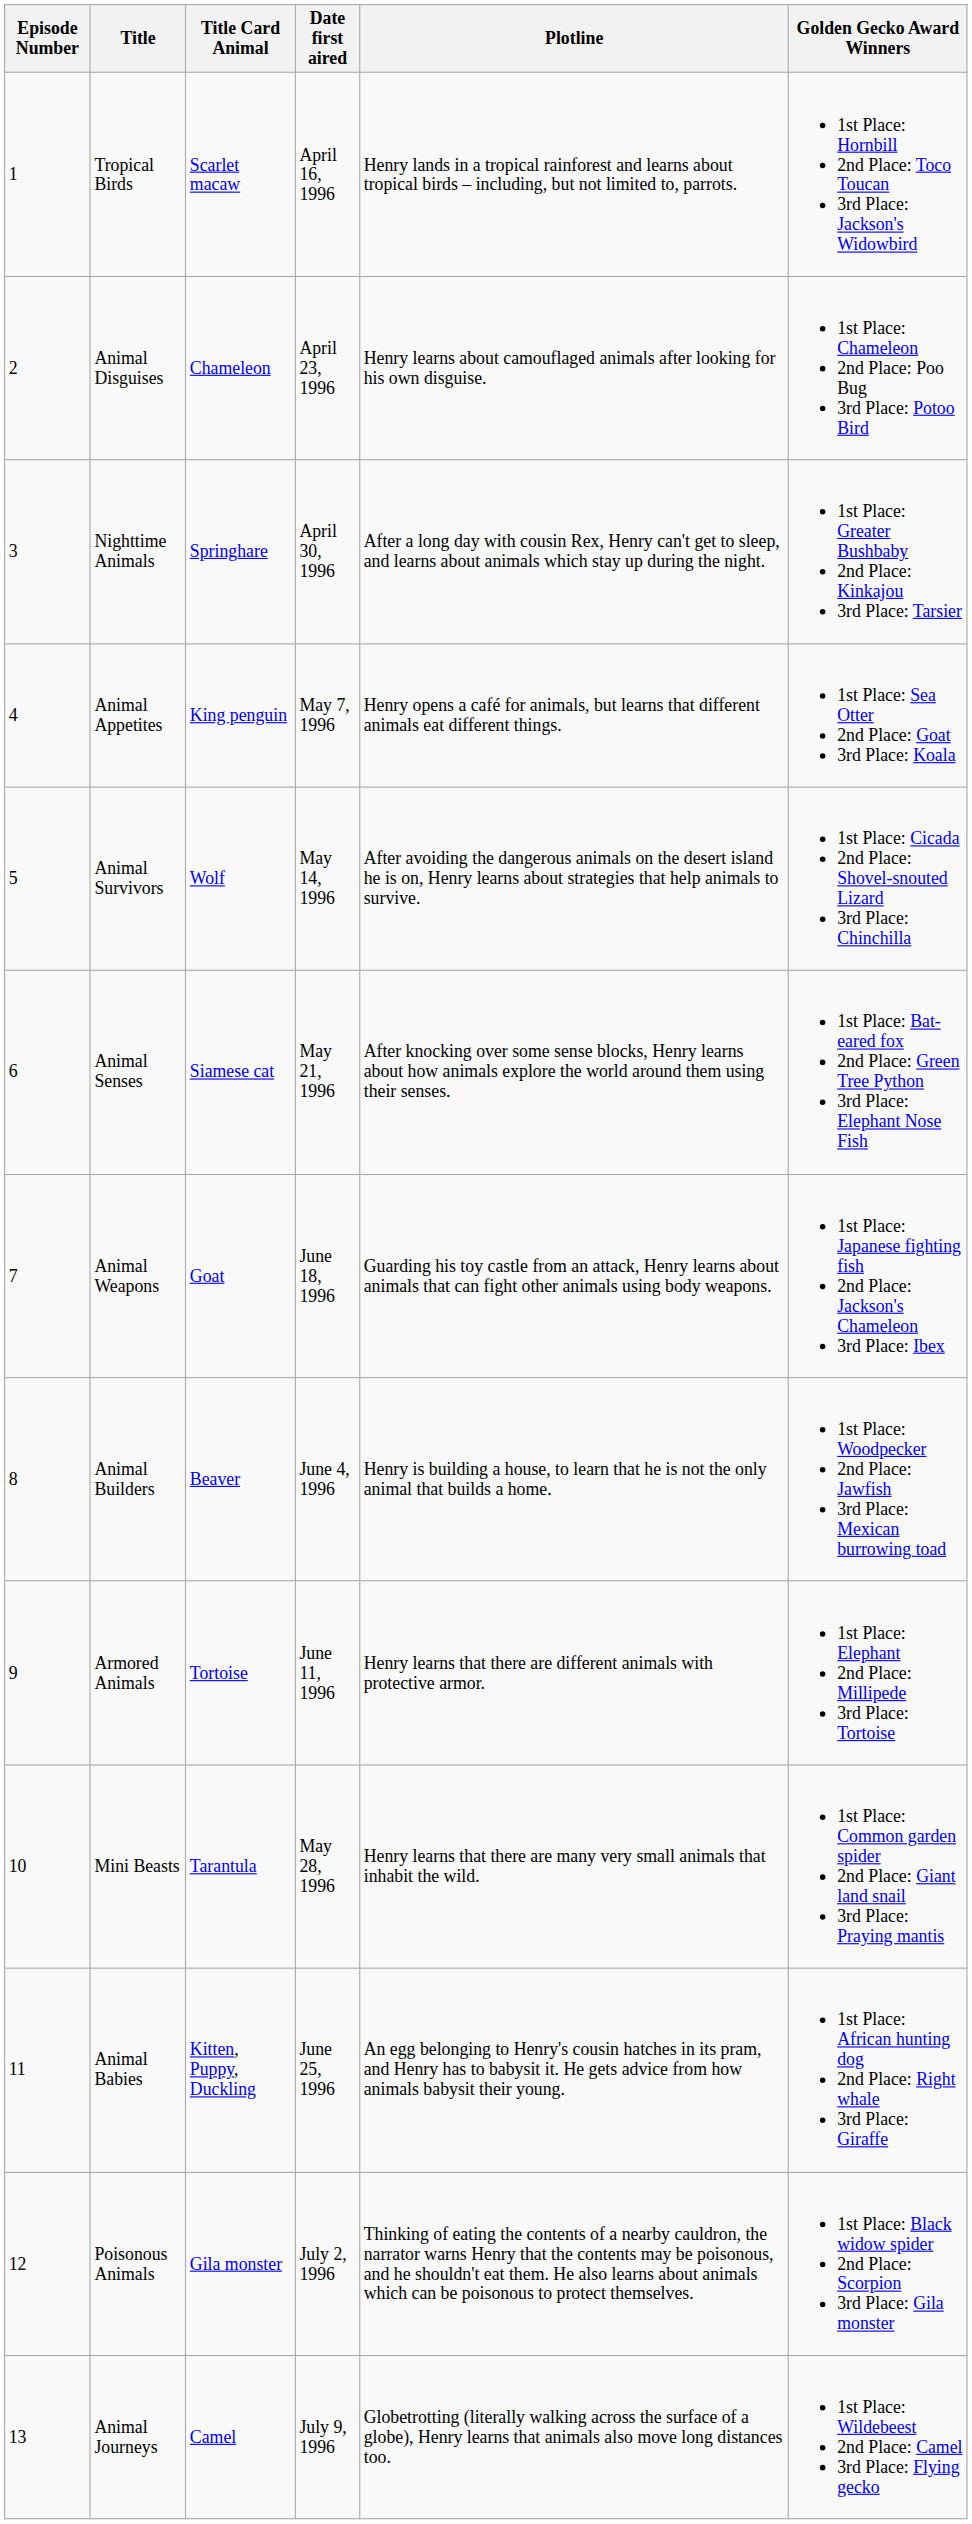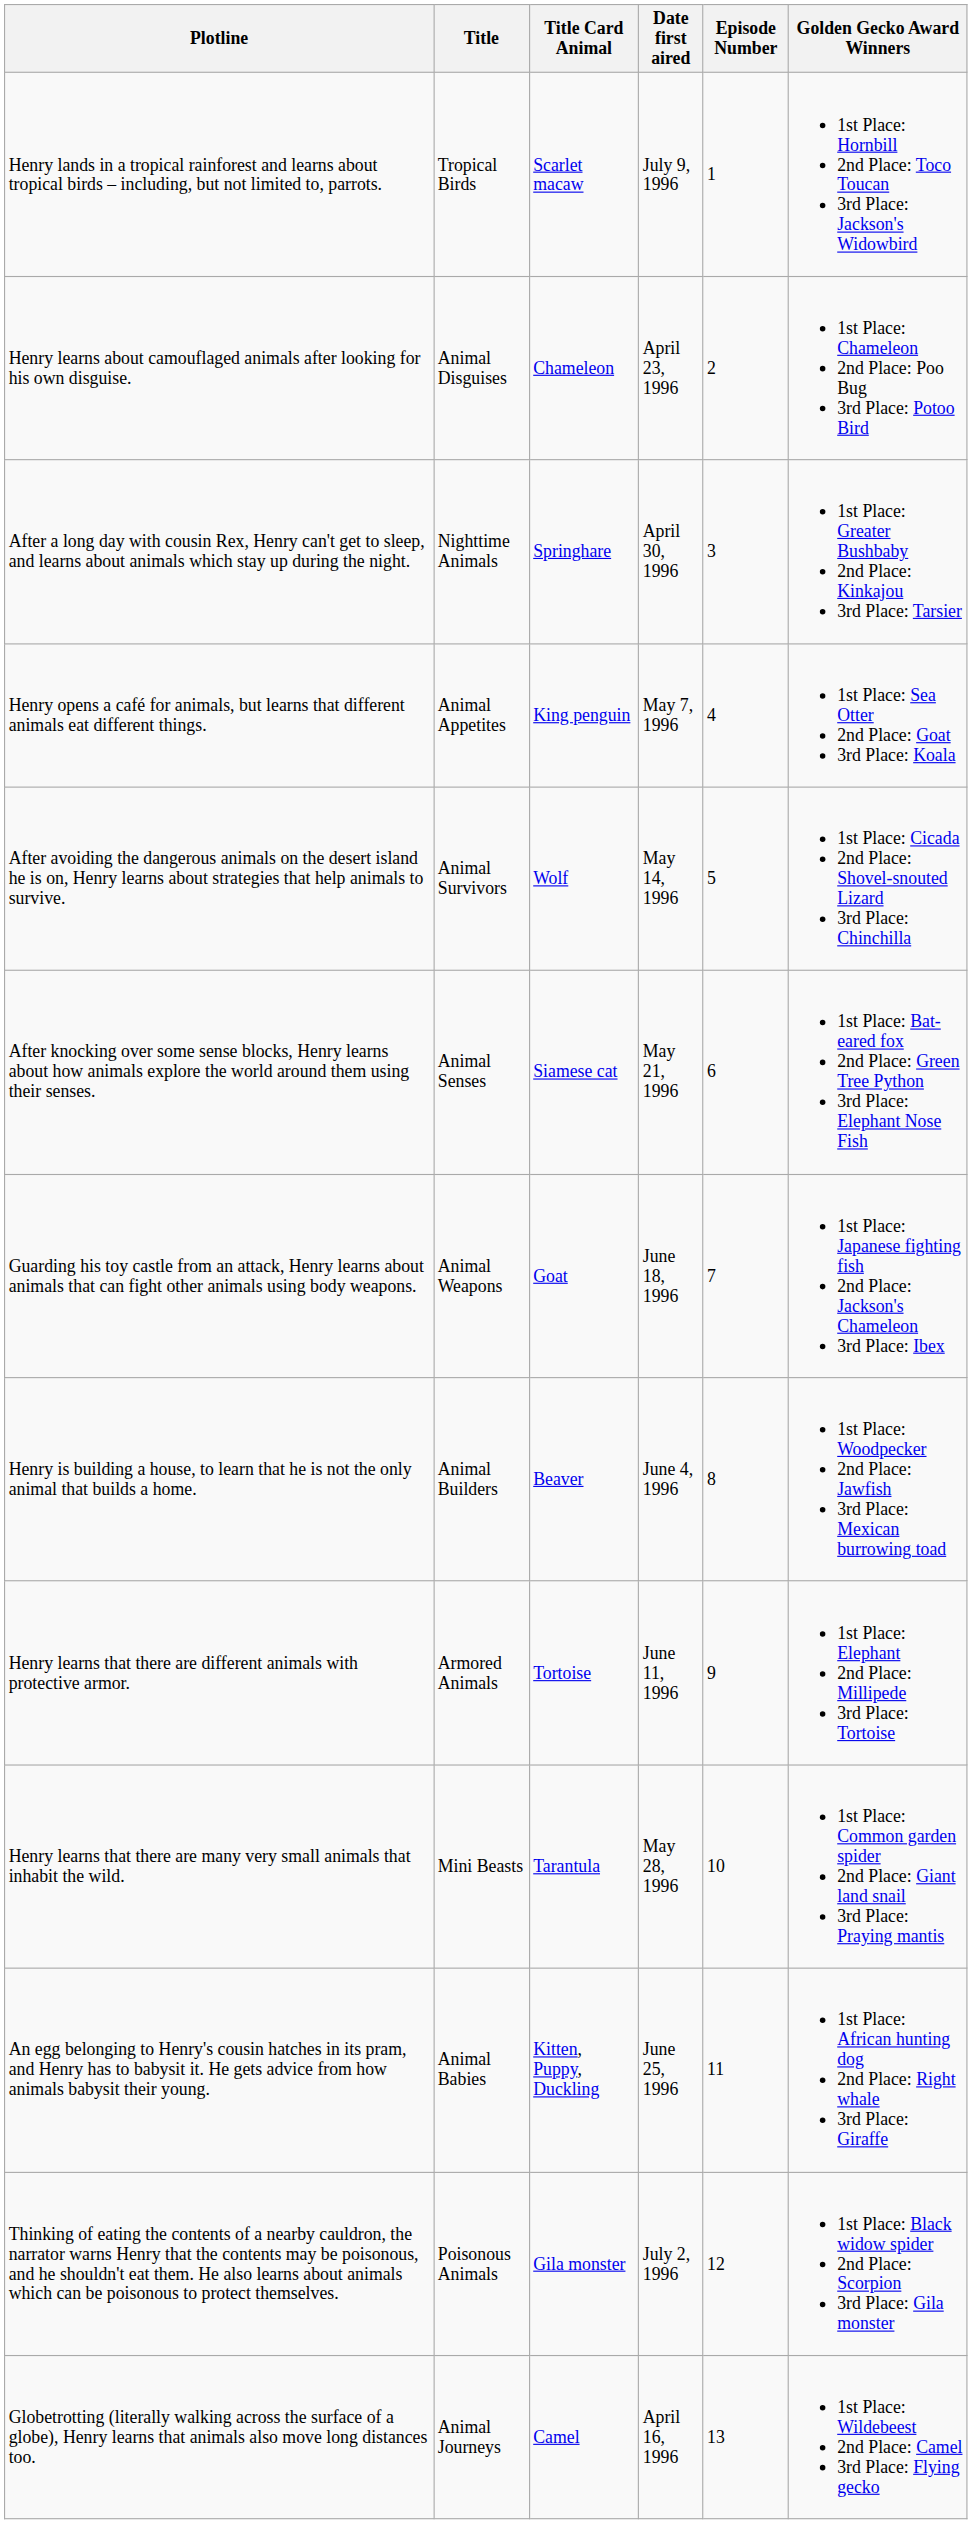columns swapped: (47, 38) <-> (574, 38)
(318, 174) April 16, 1996 -> (666, 174) July 9, 1996
(323, 2437) July 9, 1996 -> (662, 2437) April 16, 1996
